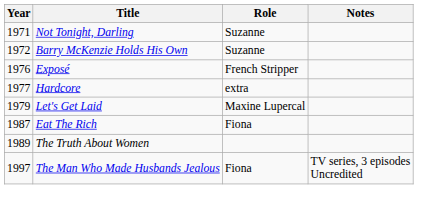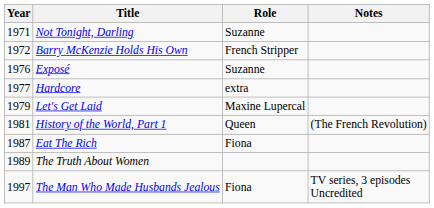(245, 50) Suzanne -> (262, 50) French Stripper
(262, 69) French Stripper -> (245, 69) Suzanne
+ row: (101, 124)
